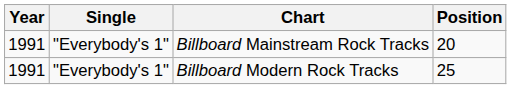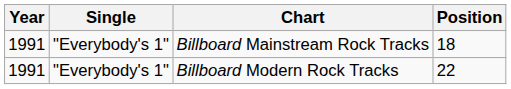(446, 44) 20 -> (446, 44) 18
(446, 70) 25 -> (446, 70) 22
